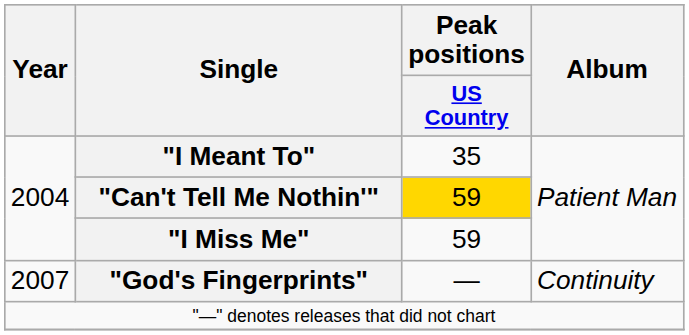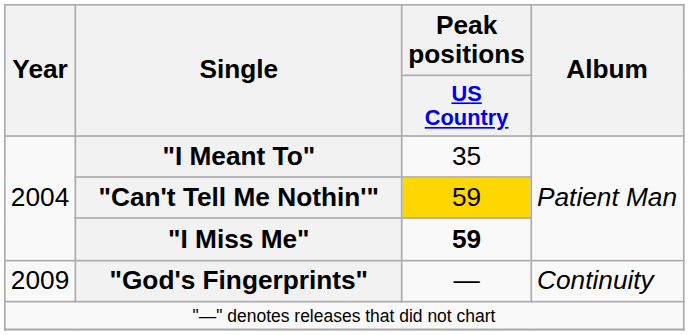(467, 239) normal -> (467, 239) bold
(40, 280) 2007 -> (40, 280) 2009
